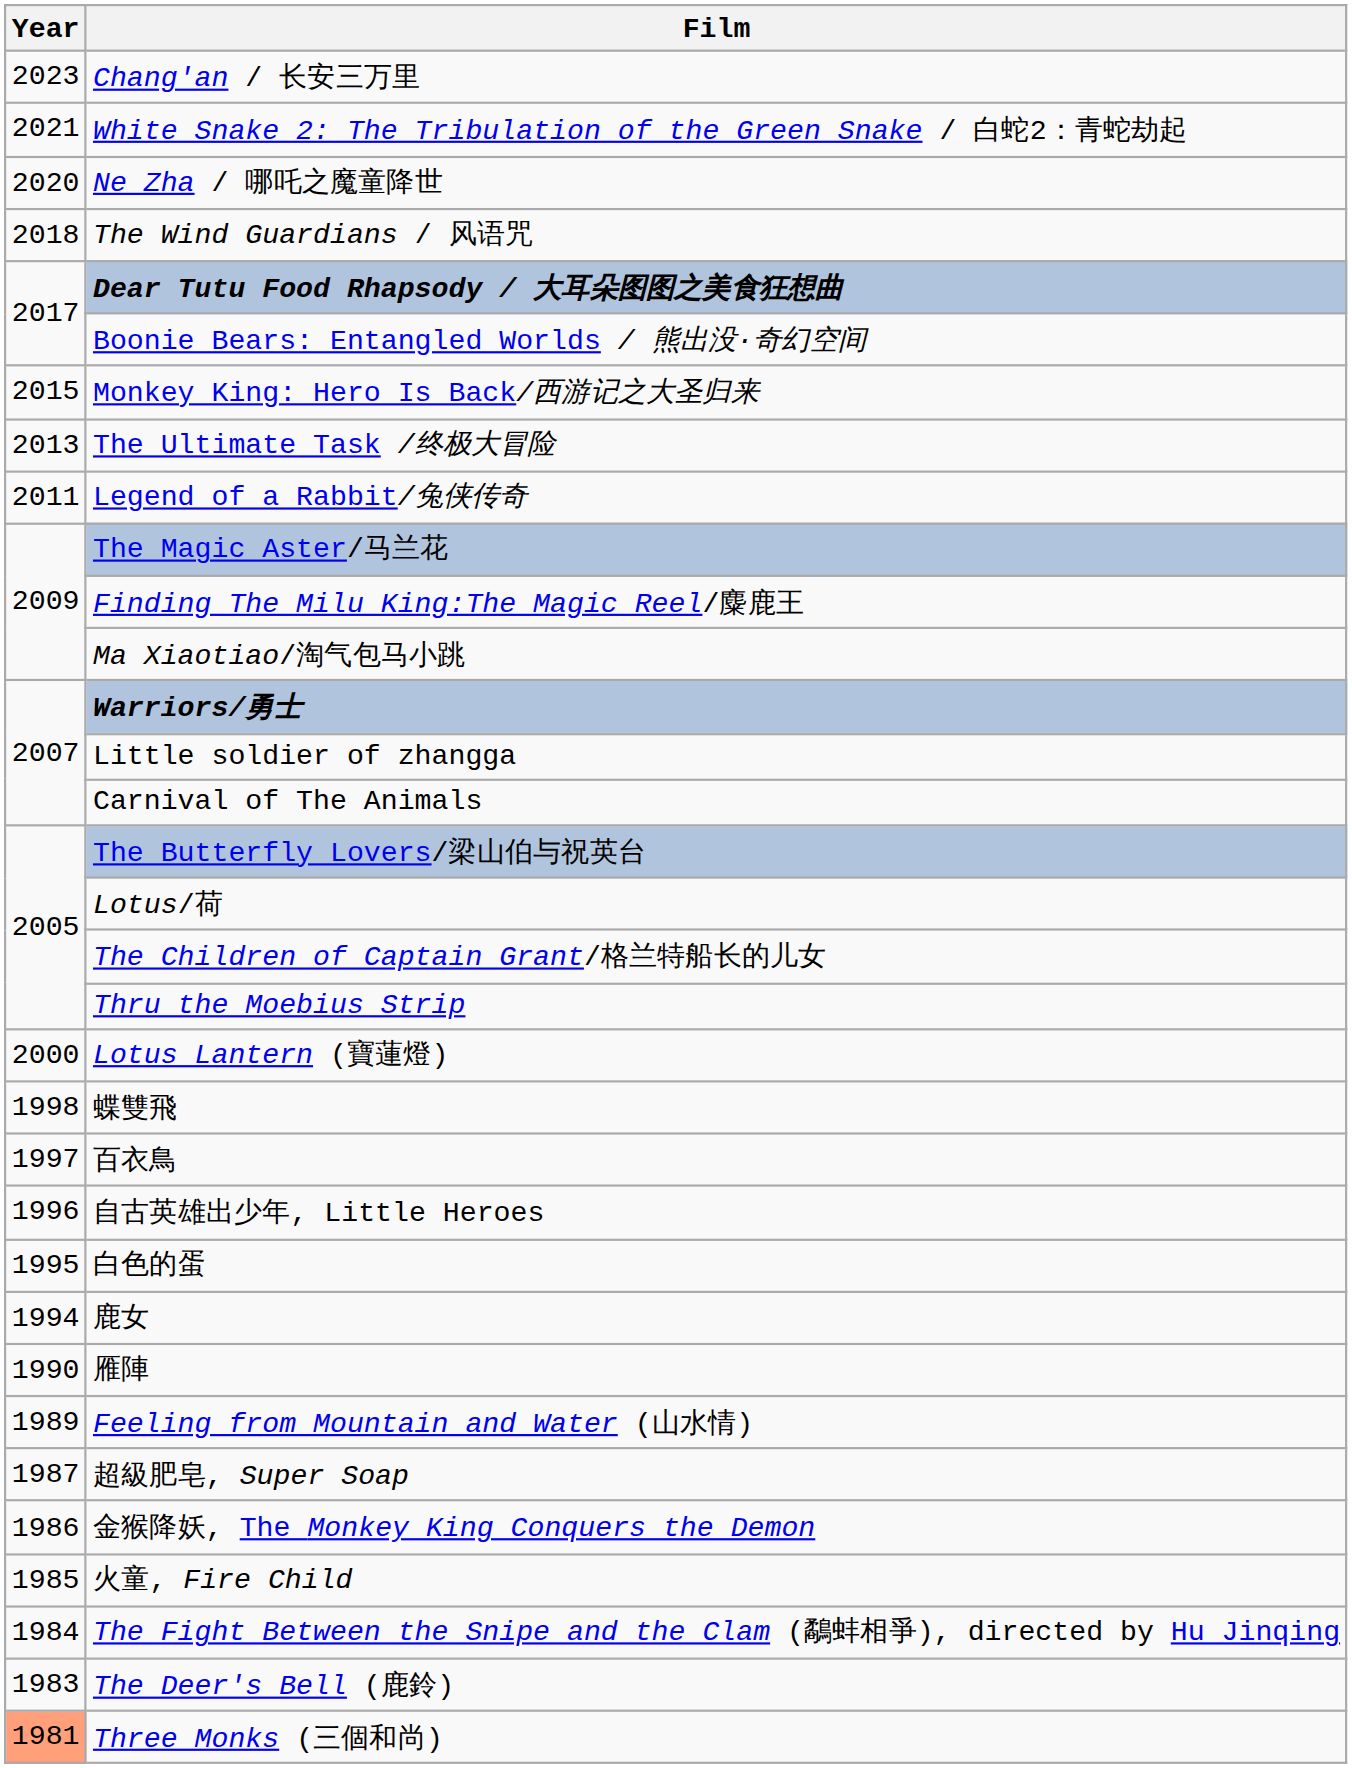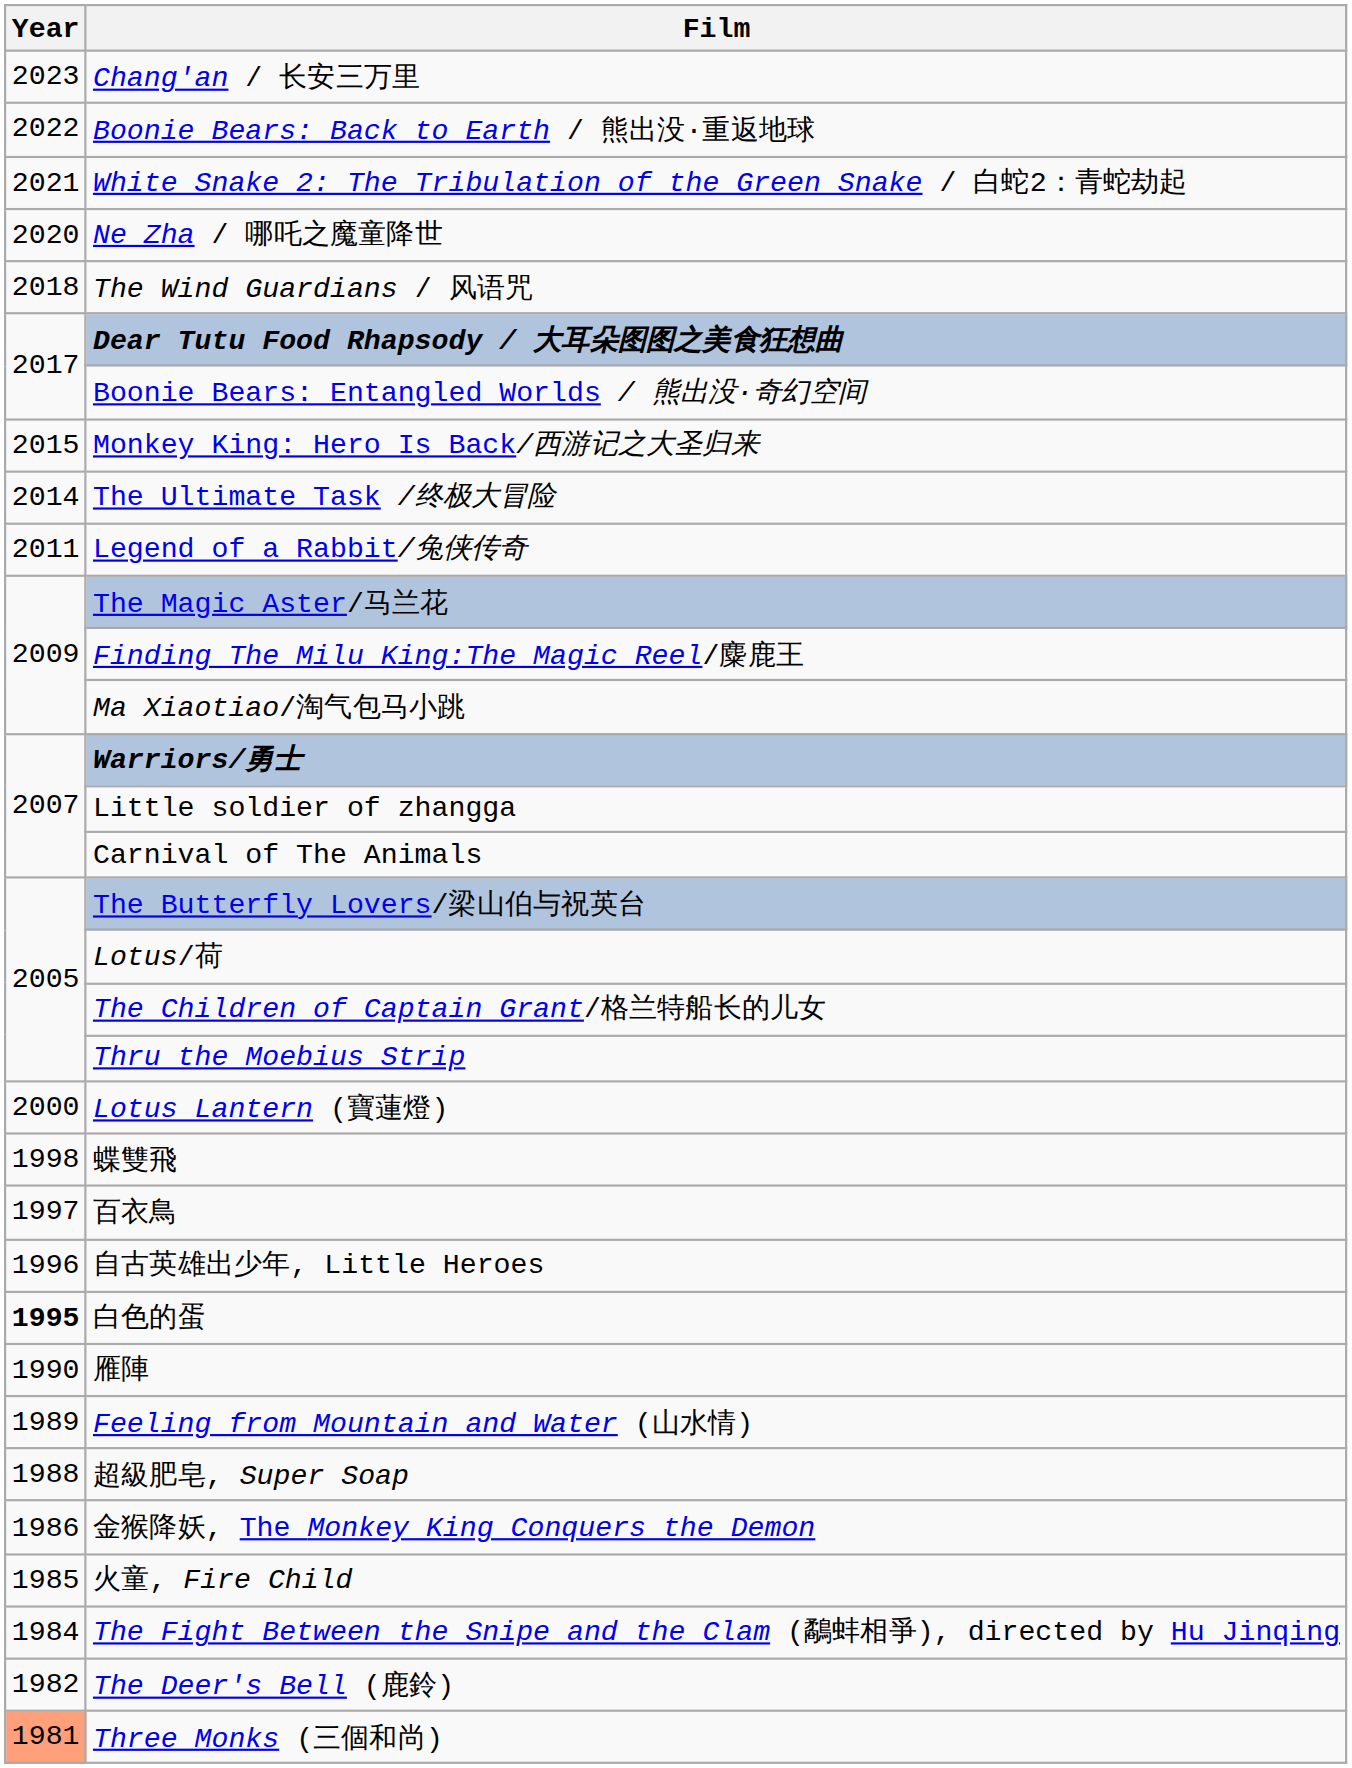+ row: (454, 131)
(46, 445) 2013 -> (46, 497) 2014
(46, 1265) normal -> (46, 1317) bold
- row: (121, 1319)
(46, 1475) 1987 -> (46, 1475) 1988
(46, 1685) 1983 -> (46, 1685) 1982
